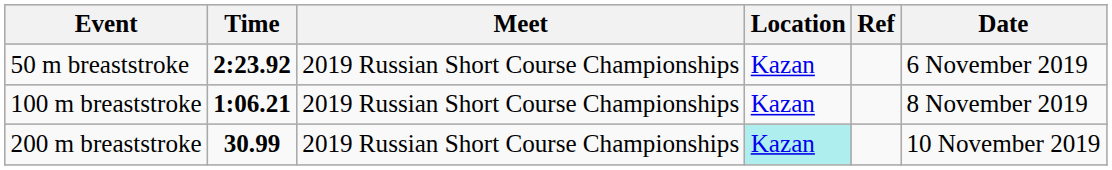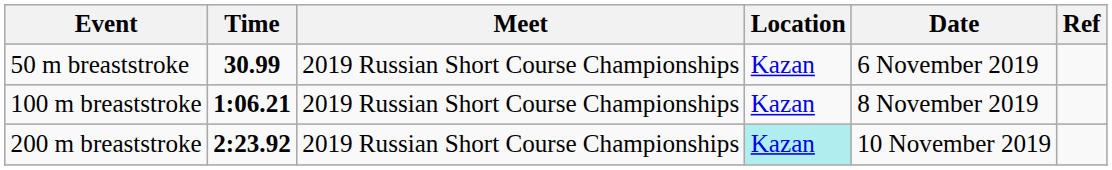columns swapped: (1003, 24) <-> (876, 24)
(252, 64) 2:23.92 -> (252, 64) 30.99
(252, 143) 30.99 -> (252, 143) 2:23.92
